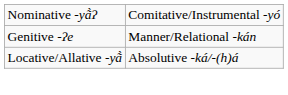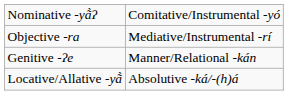+ row: (44, 36)
